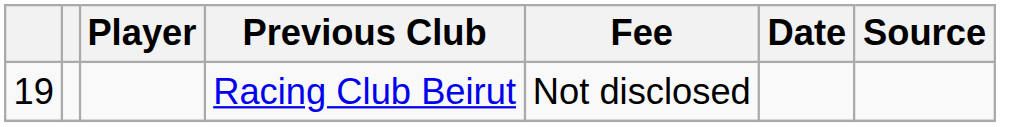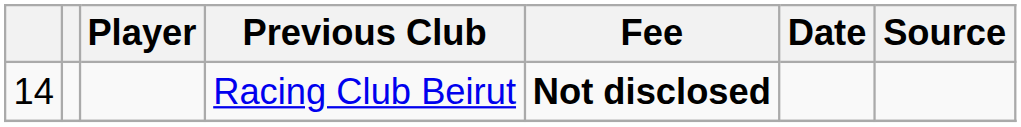(34, 90) 19 -> (34, 90) 14
(642, 90) normal -> (652, 90) bold
